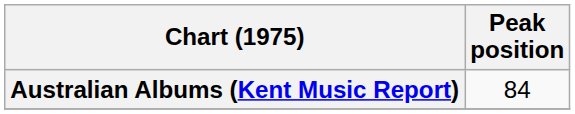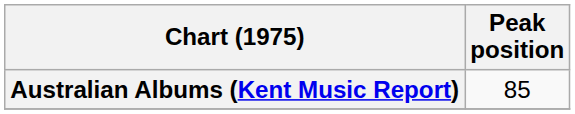(517, 89) 84 -> (517, 89) 85
